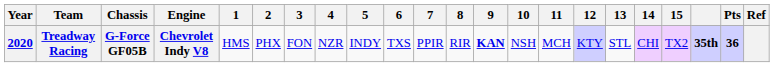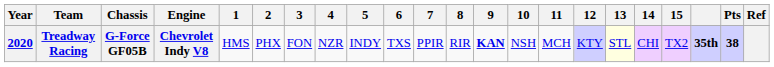(620, 43) no background -> (620, 43) lightyellow background
(732, 43) 36 -> (732, 43) 38
